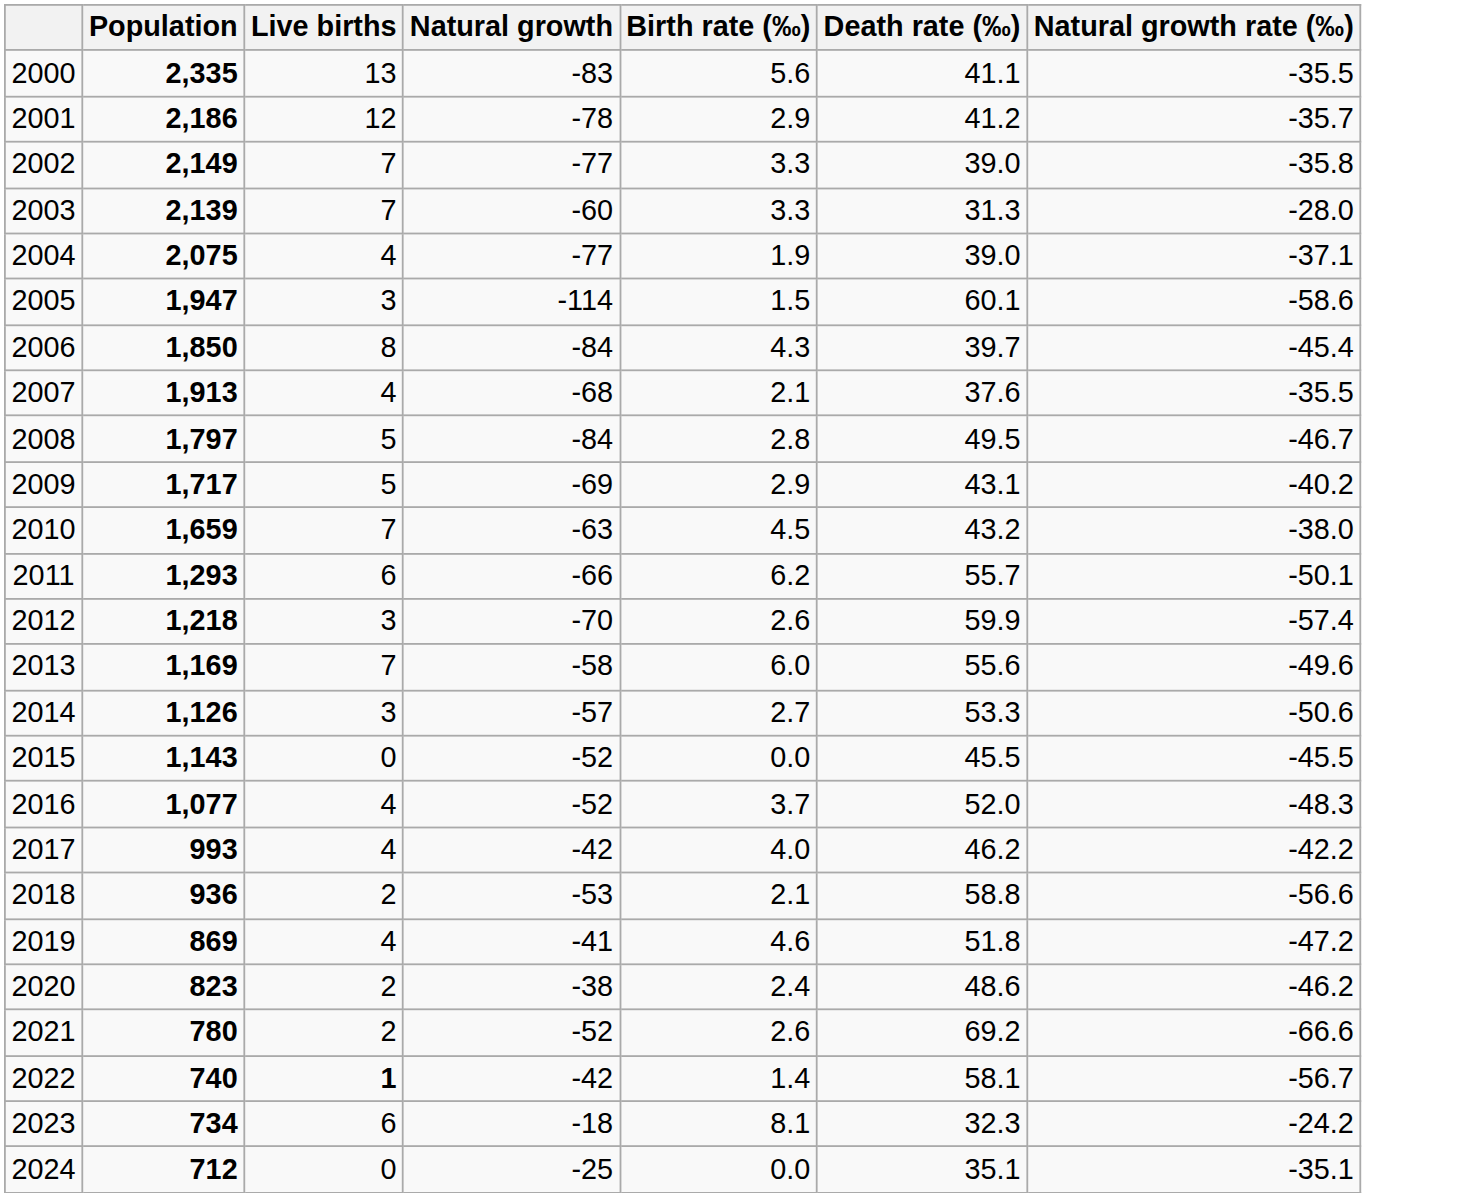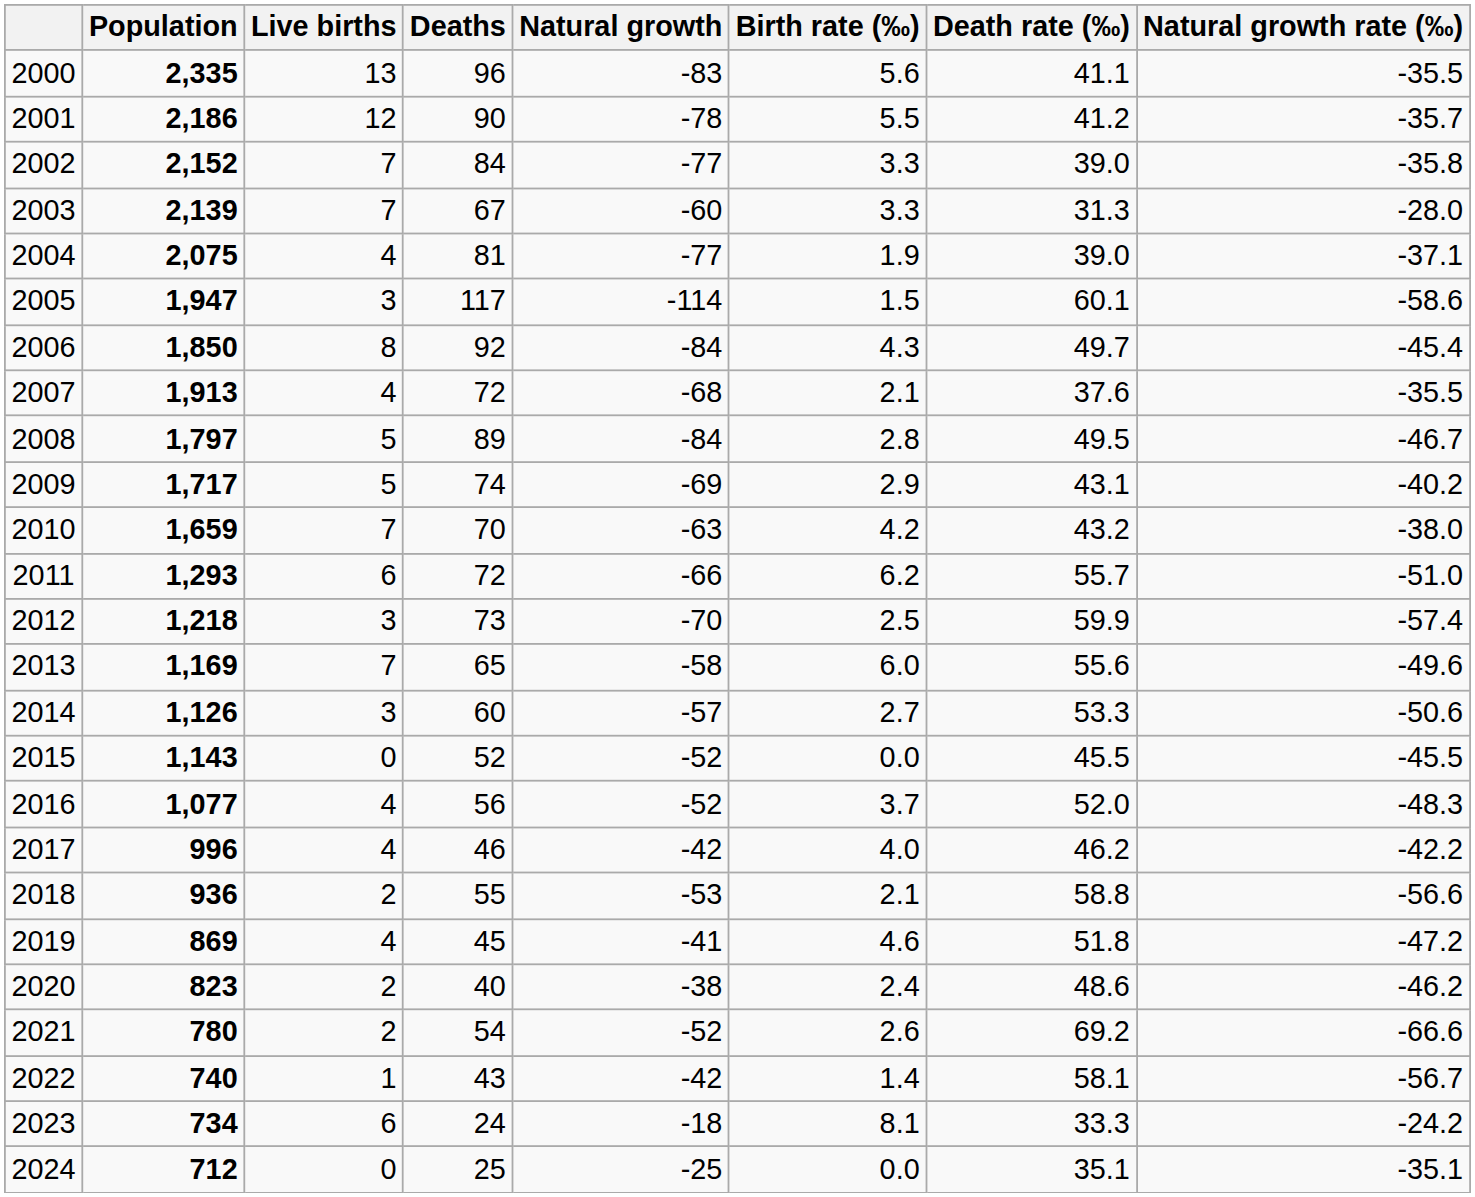+ column: (458, 27)
(790, 118) 2.9 -> (900, 118) 5.5
(202, 164) 2,149 -> (202, 164) 2,152
(992, 347) 39.7 -> (1102, 347) 49.7
(790, 529) 4.5 -> (900, 529) 4.2
(1321, 575) -50.1 -> (1430, 575) -51.0
(790, 621) 2.6 -> (900, 621) 2.5
(214, 849) 993 -> (214, 849) 996
(389, 1077) bold -> (389, 1077) normal
(992, 1123) 32.3 -> (1102, 1123) 33.3
